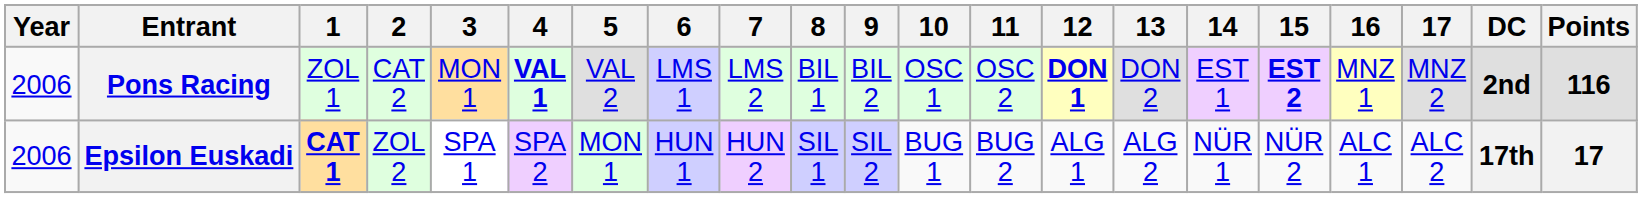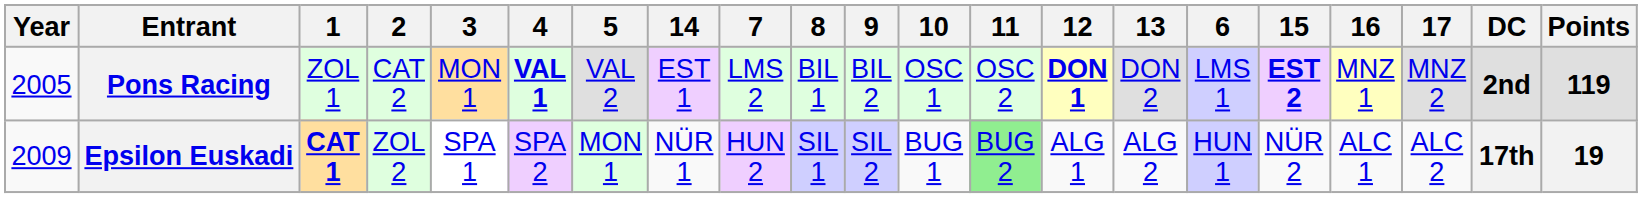columns swapped: (684, 26) <-> (1223, 26)
(41, 84) 2006 -> (41, 84) 2005
(1589, 84) 116 -> (1589, 84) 119
(41, 156) 2006 -> (41, 156) 2009
(1005, 156) no background -> (1005, 156) lightgreen background
(1589, 156) 17 -> (1589, 156) 19
